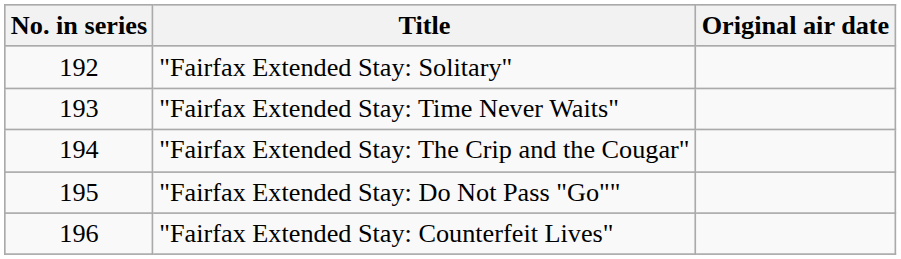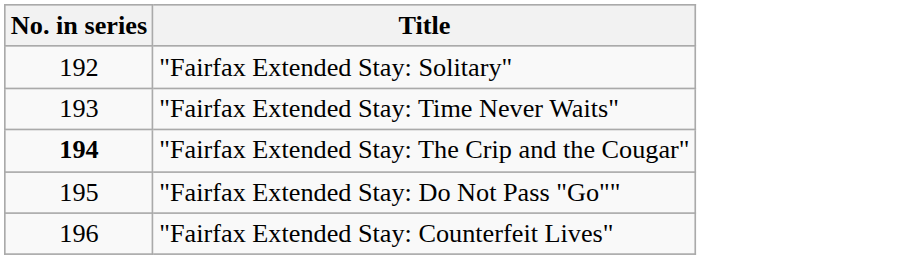- column: (795, 25)
(79, 150) normal -> (79, 150) bold
